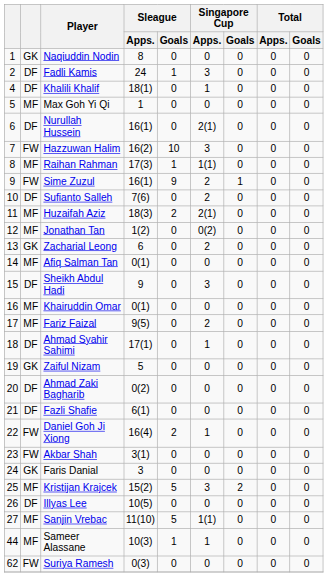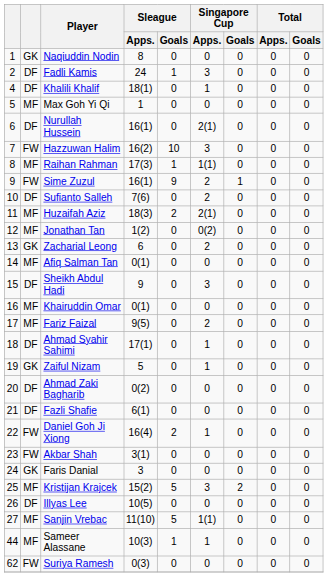(207, 367) 0 -> (207, 367) 1
